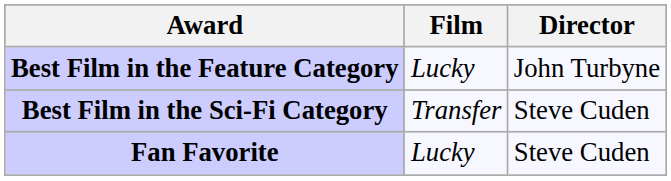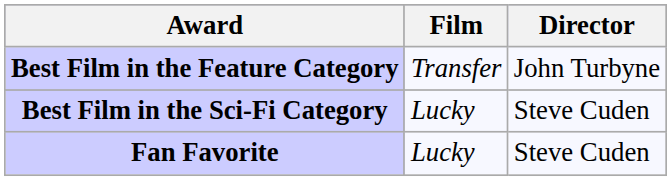(443, 68) Lucky -> (456, 68) Transfer
(456, 110) Transfer -> (443, 110) Lucky
